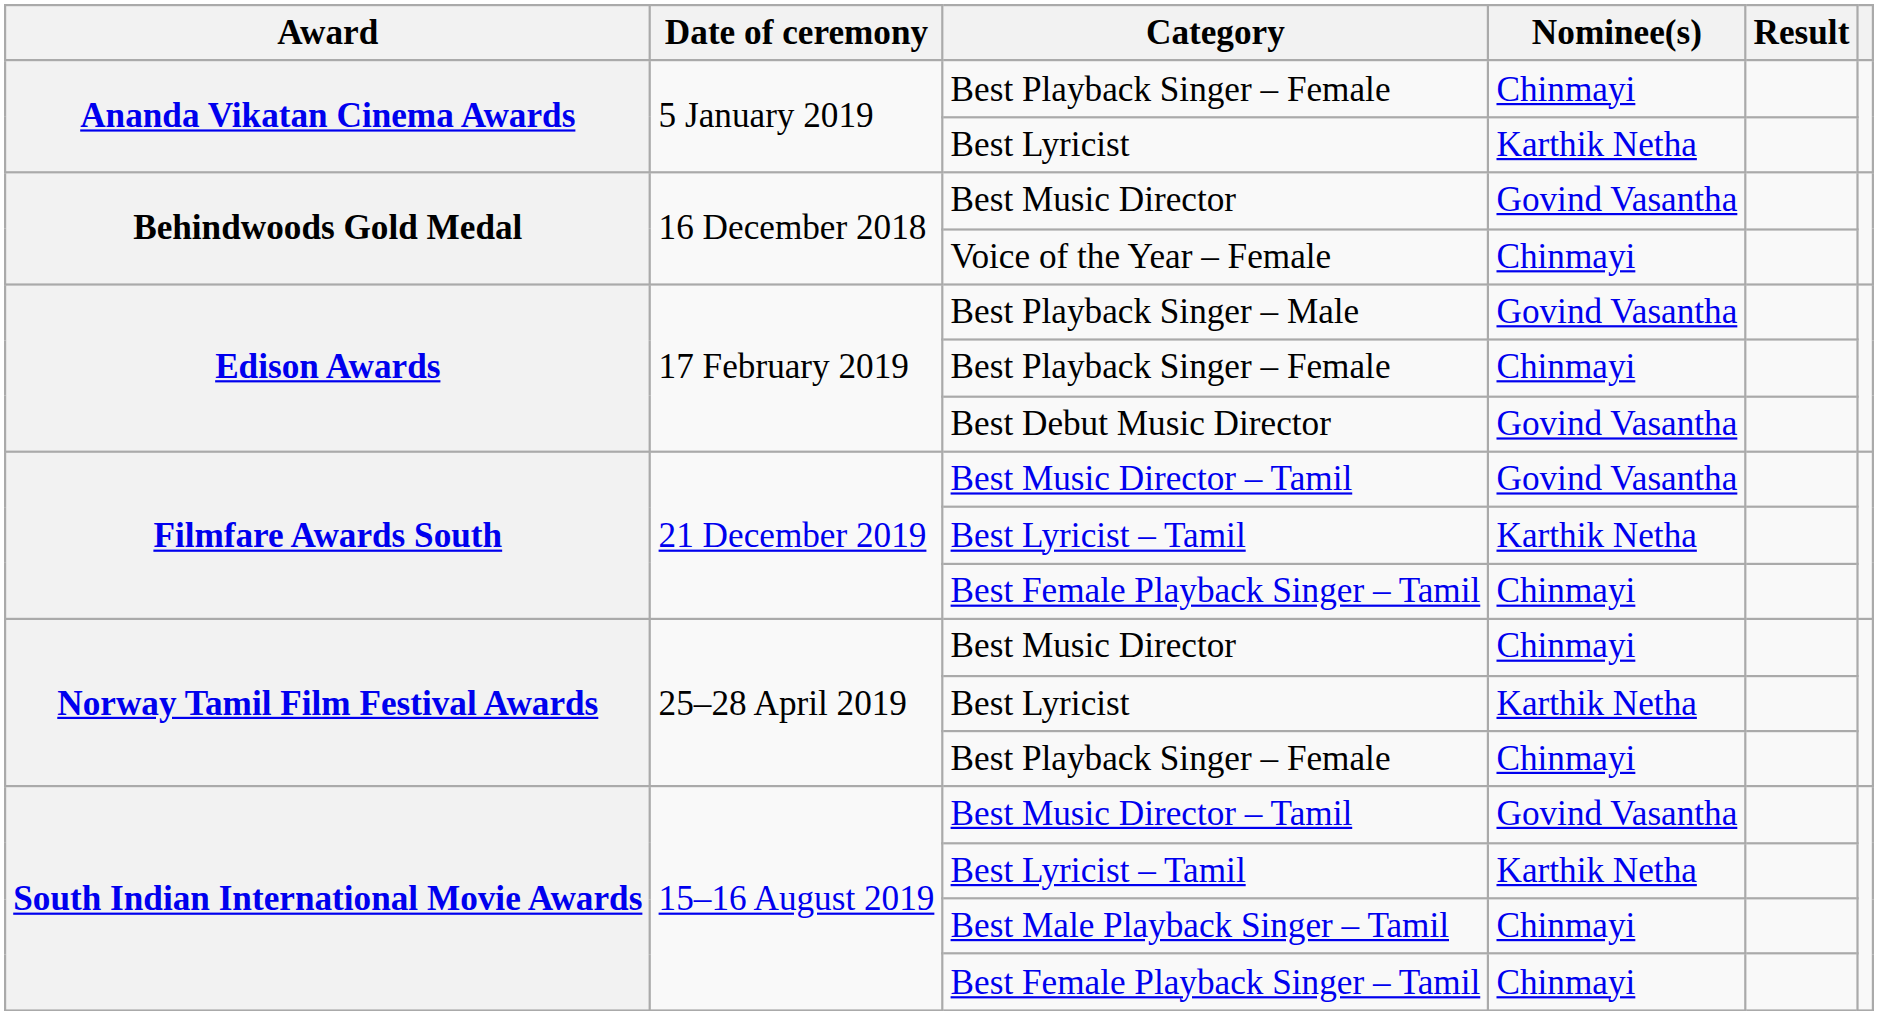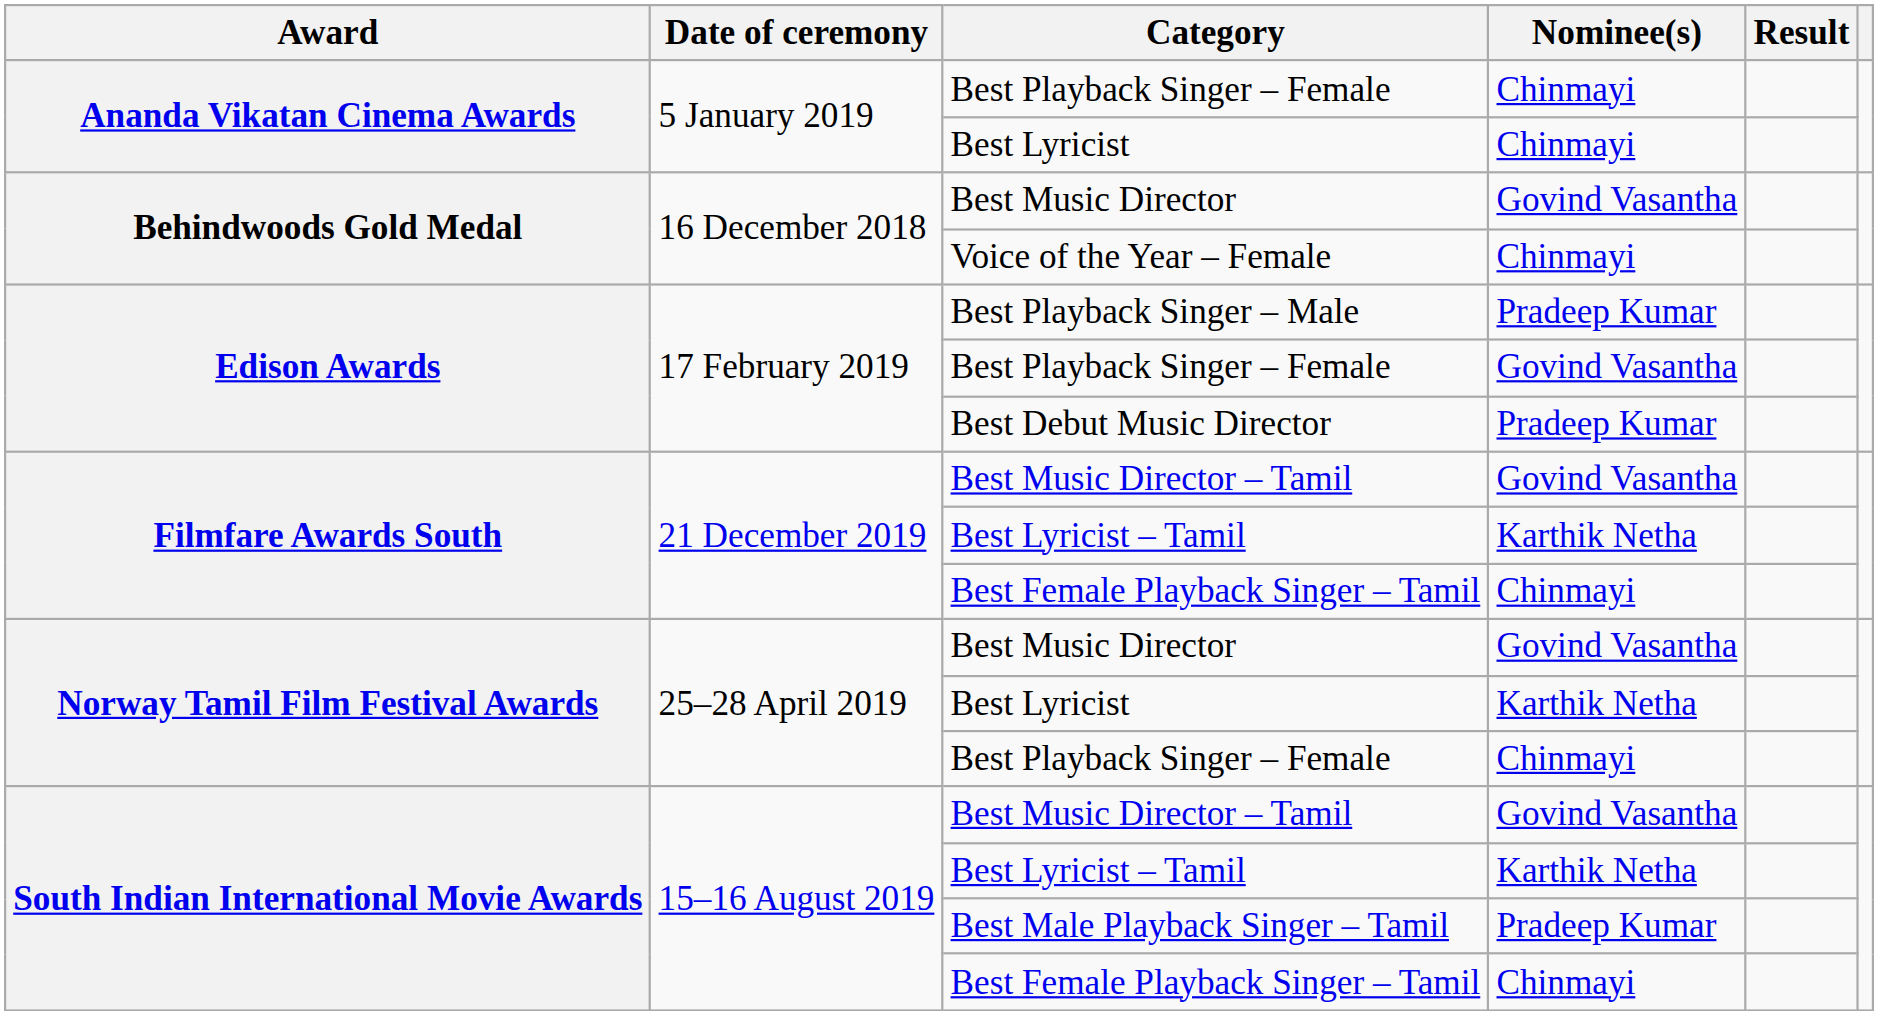(1597, 144) Karthik Netha -> (1566, 144) Chinmayi
(1617, 311) Govind Vasantha -> (1606, 311) Pradeep Kumar
(1566, 367) Chinmayi -> (1617, 367) Govind Vasantha
(1617, 423) Govind Vasantha -> (1606, 423) Pradeep Kumar
(1566, 646) Chinmayi -> (1617, 646) Govind Vasantha
(1566, 925) Chinmayi -> (1606, 925) Pradeep Kumar
